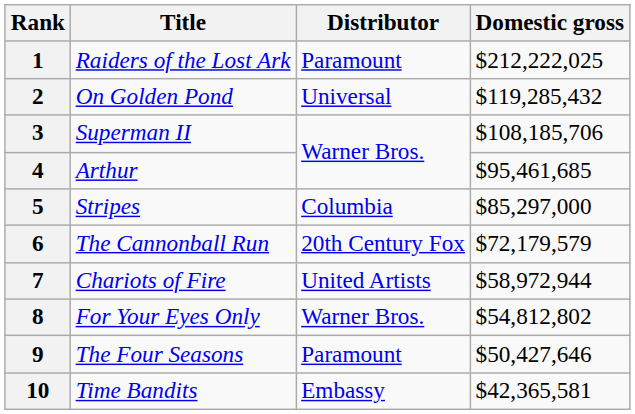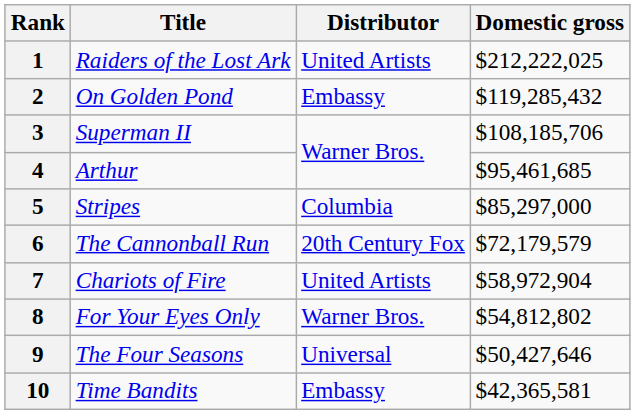(351, 59) Paramount -> (366, 59) United Artists
(346, 96) Universal -> (343, 96) Embassy
(534, 280) $58,972,944 -> (534, 280) $58,972,904
(351, 354) Paramount -> (346, 354) Universal
